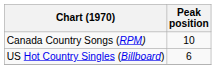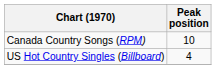(189, 56) 6 -> (189, 56) 4
